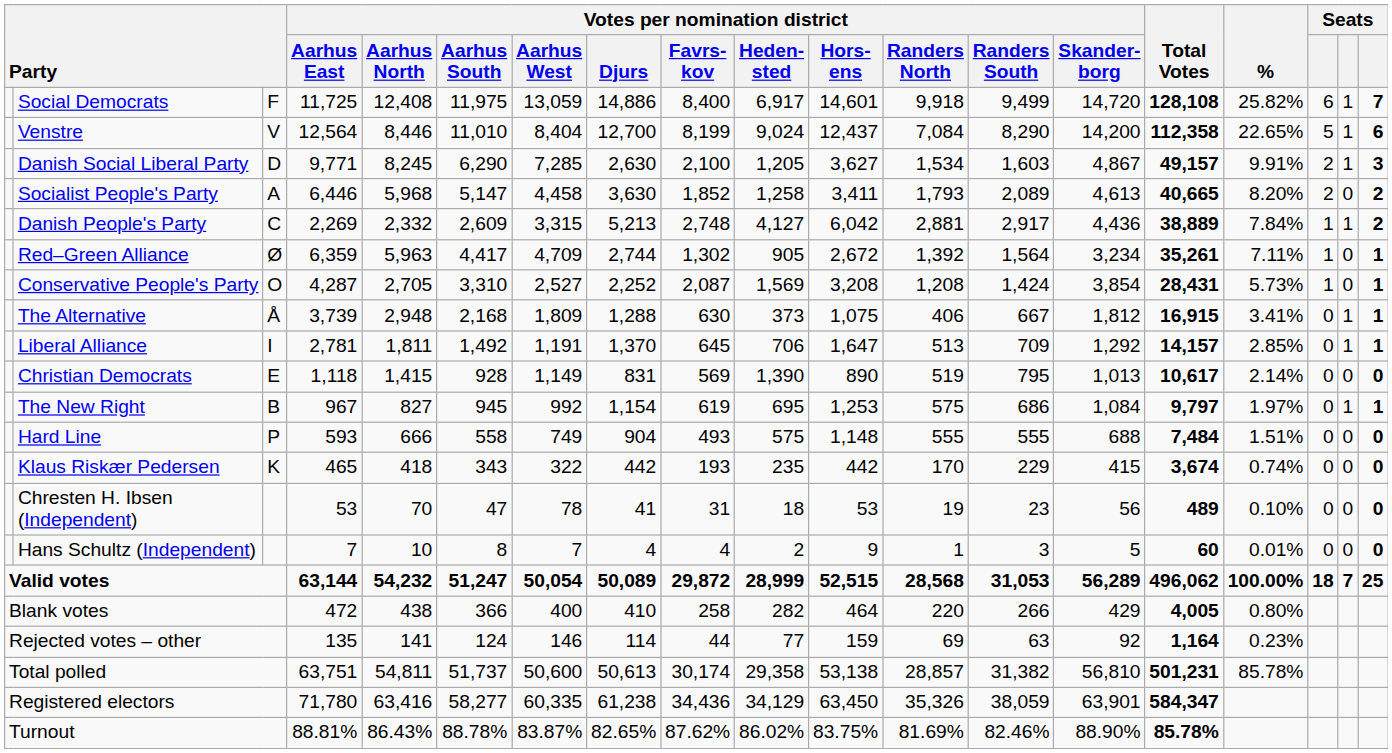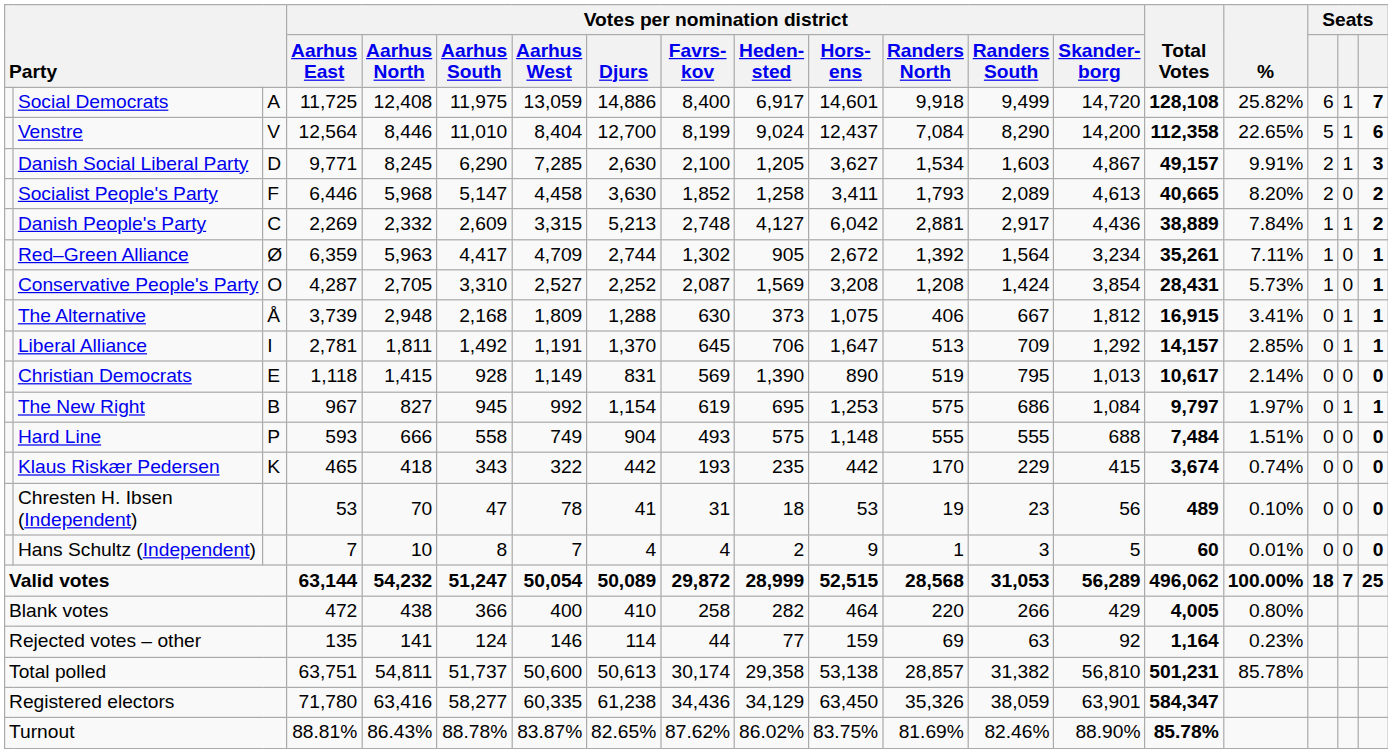(273, 102) F -> (274, 102) A
(274, 193) A -> (273, 193) F
